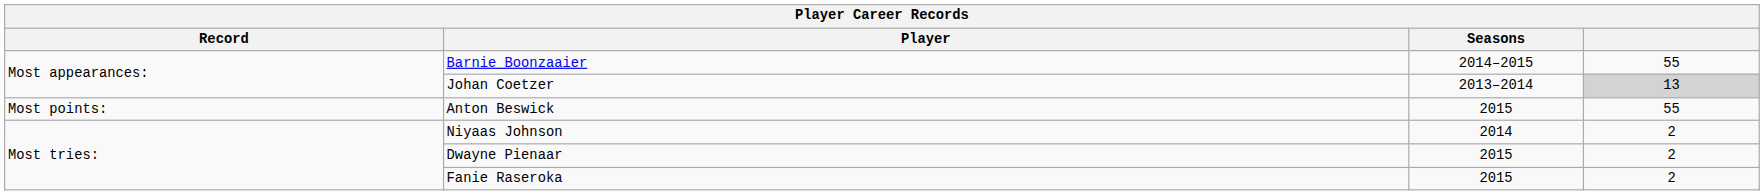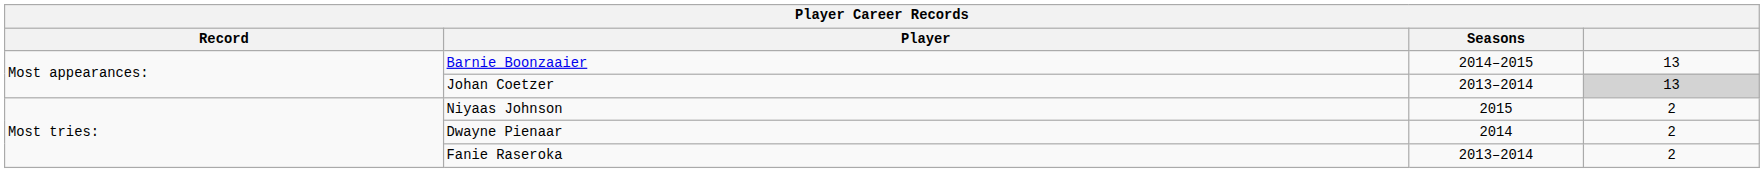(1672, 62) 55 -> (1672, 62) 13
- row: (500, 109)
(1496, 132) 2014 -> (1496, 109) 2015
(1496, 155) 2015 -> (1496, 132) 2014
(1496, 178) 2015 -> (1496, 155) 2013–2014
